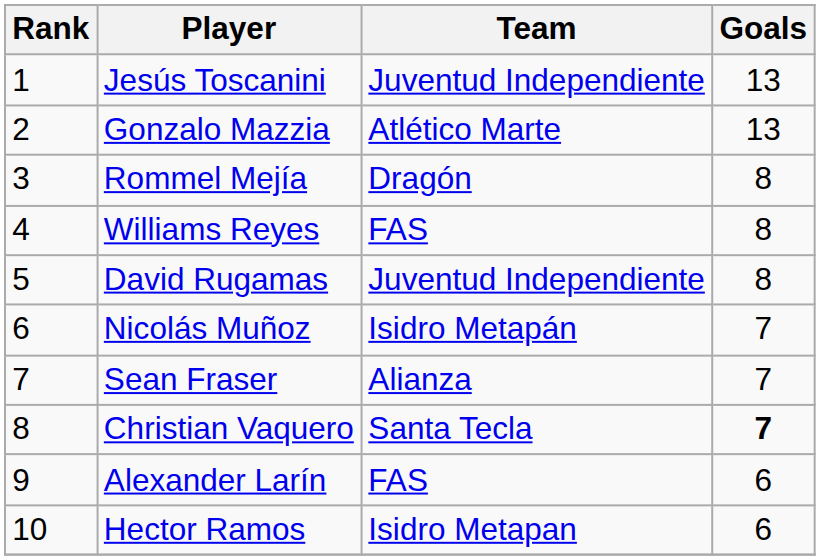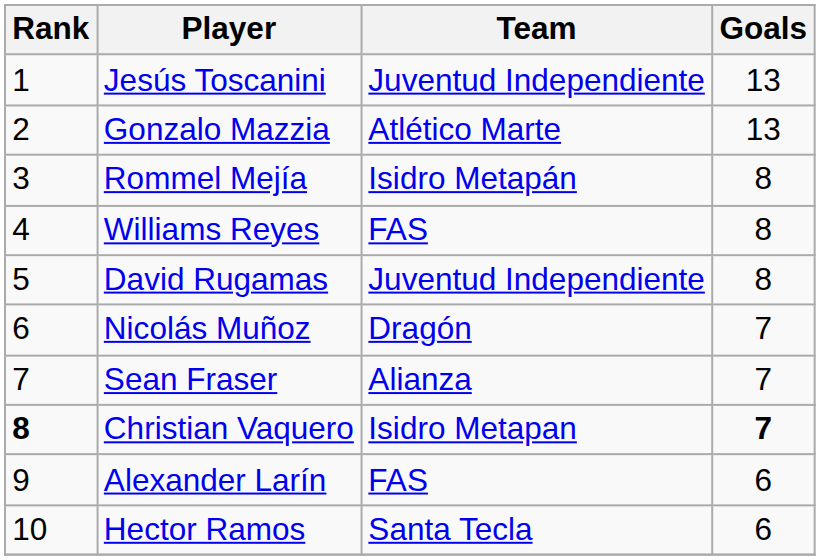(420, 179) Dragón -> (473, 179) Isidro Metapán
(473, 329) Isidro Metapán -> (420, 329) Dragón
(21, 429) normal -> (21, 429) bold
(450, 429) Santa Tecla -> (473, 429) Isidro Metapan
(473, 529) Isidro Metapan -> (450, 529) Santa Tecla
